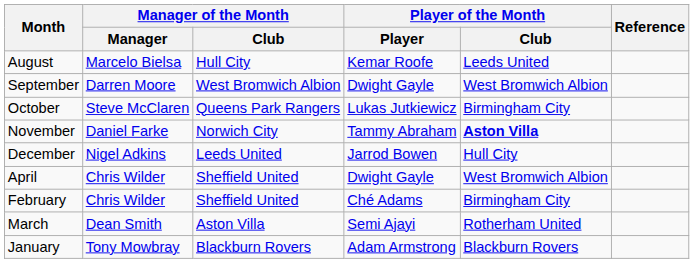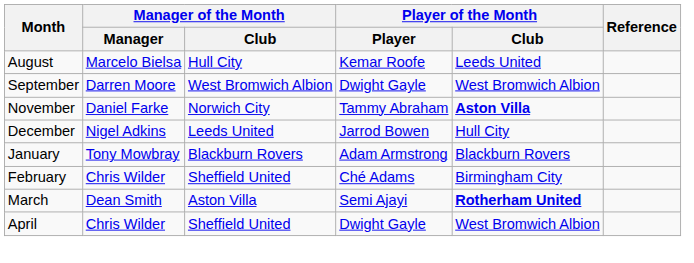- row: (34, 108)
rows swapped: (34, 246) <-> (22, 177)
(522, 223) normal -> (518, 200) bold
